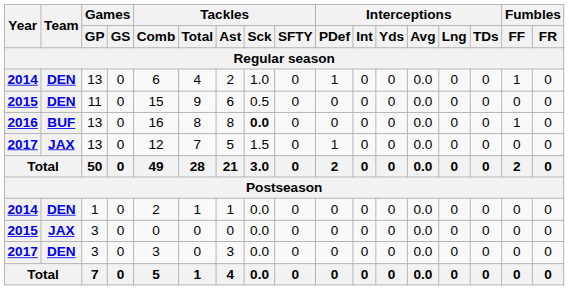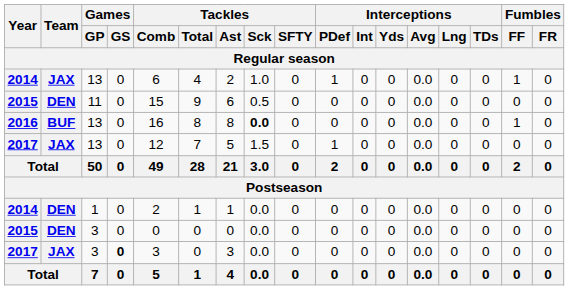(61, 79) DEN -> (61, 79) JAX
(61, 230) JAX -> (61, 230) DEN
(61, 252) DEN -> (61, 252) JAX
(121, 252) normal -> (121, 252) bold
